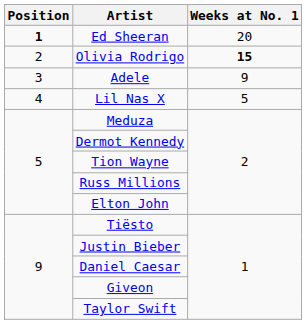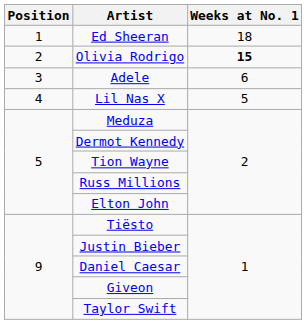(39, 36) bold -> (39, 36) normal
(245, 36) 20 -> (245, 36) 18
(245, 78) 9 -> (245, 78) 6
